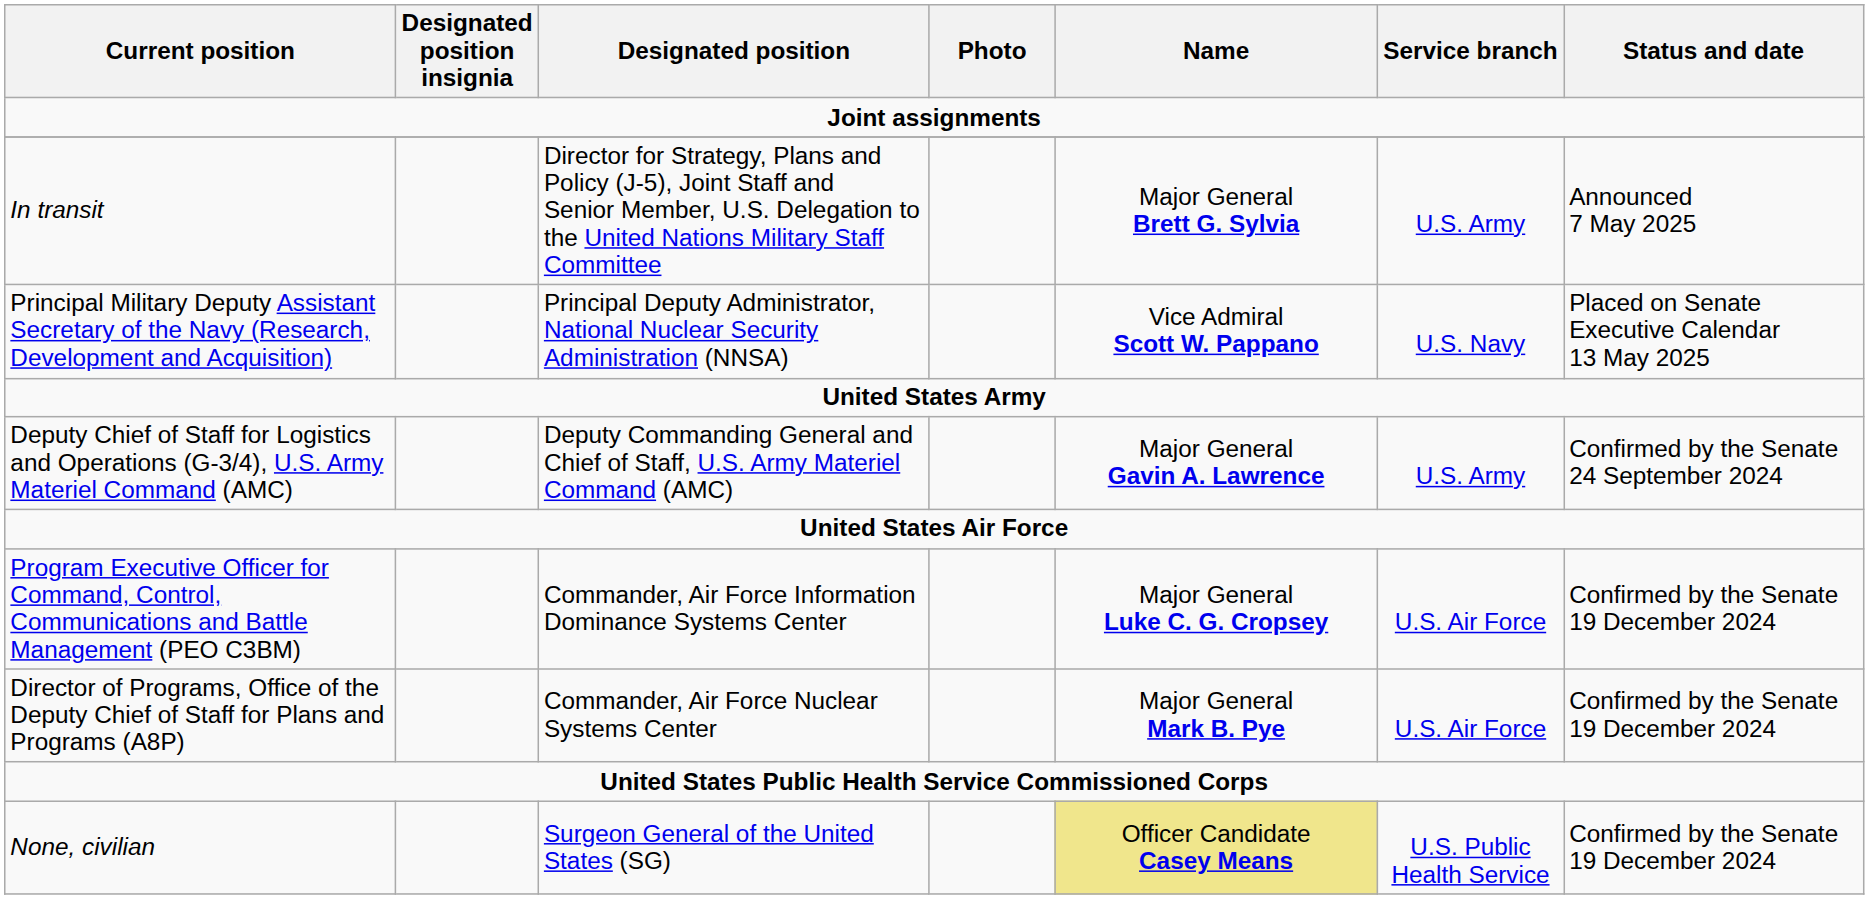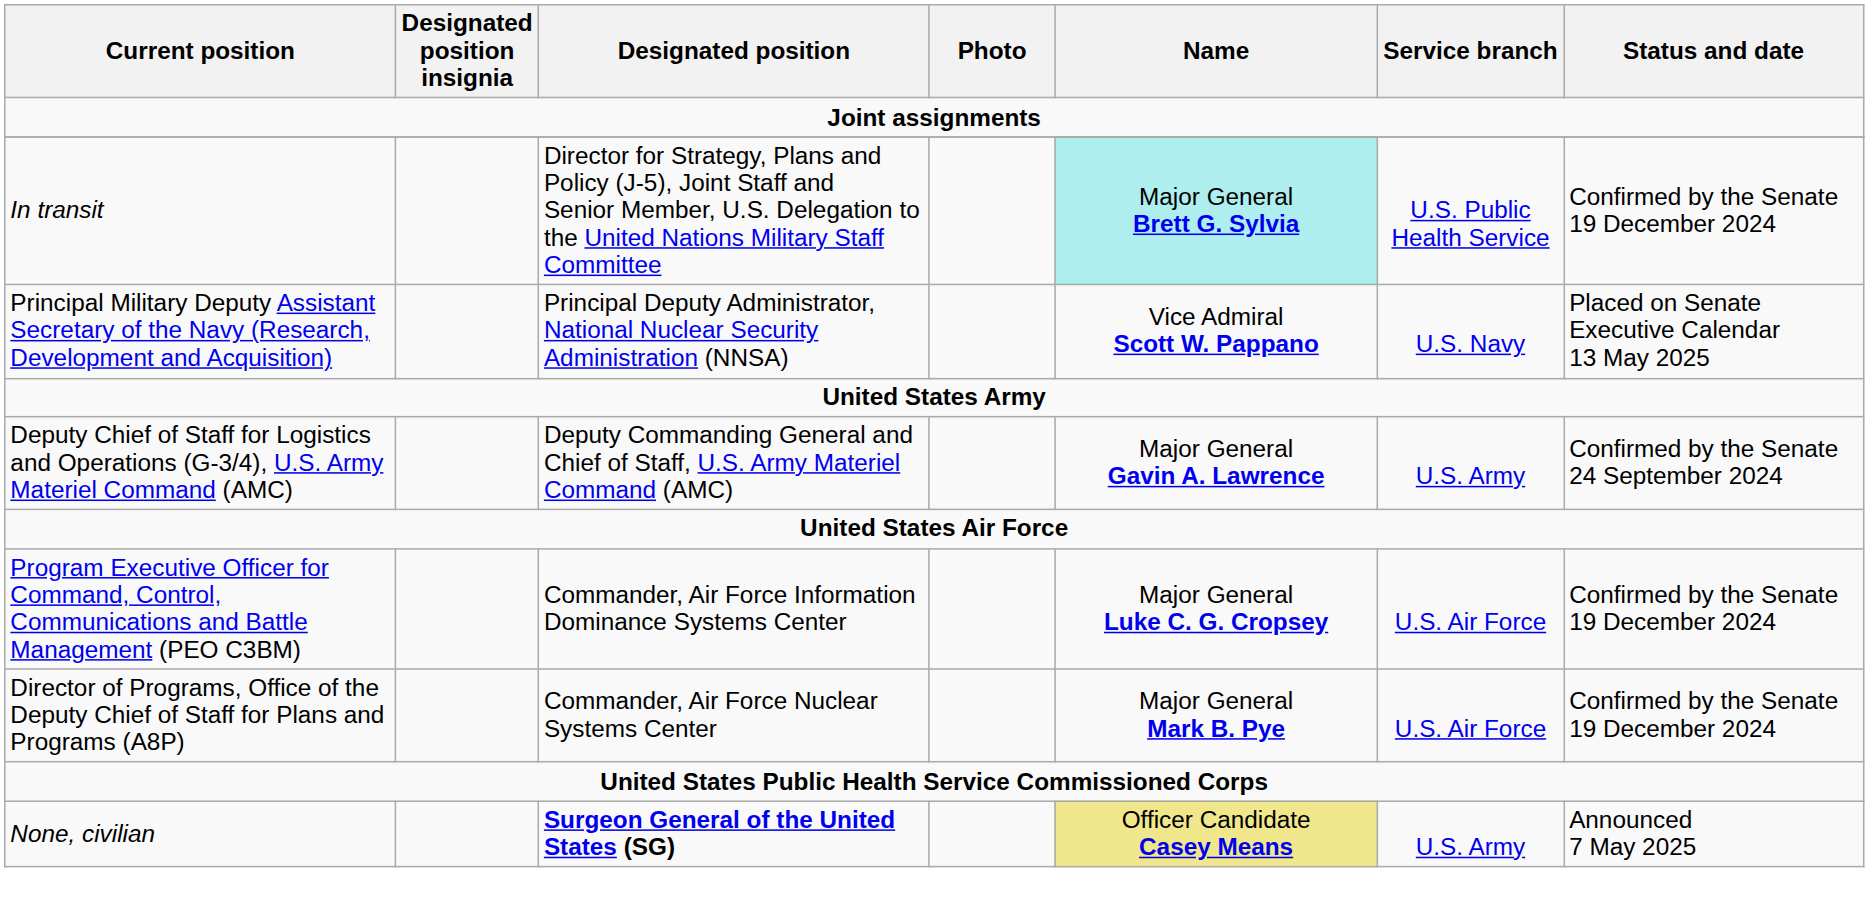(1216, 210) no background -> (1216, 210) paleturquoise background
(1471, 224) U.S. Army -> (1471, 224) U.S. Public Health Service
(1633, 210) Announced 7 May 2025 -> (1704, 210) Confirmed by the Senate 19 December 2024
(709, 847) normal -> (720, 833) bold
(1471, 860) U.S. Public Health Service -> (1471, 847) U.S. Army
(1704, 847) Confirmed by the Senate 19 December 2024 -> (1633, 833) Announced 7 May 2025
